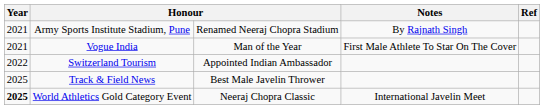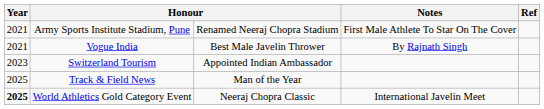(430, 29) By Rajnath Singh -> (430, 29) First Male Athlete To Star On The Cover
(267, 46) Man of the Year -> (267, 46) Best Male Javelin Thrower
(430, 46) First Male Athlete To Star On The Cover -> (430, 46) By Rajnath Singh
(17, 63) 2022 -> (17, 63) 2023
(267, 79) Best Male Javelin Thrower -> (267, 79) Man of the Year
